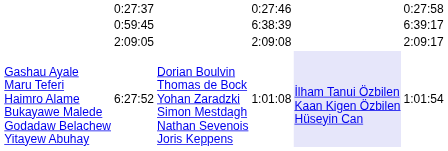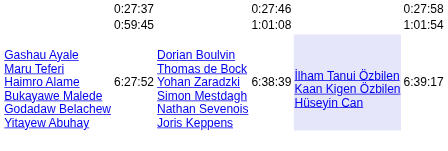(271, 25) 6:38:39 -> (271, 25) 1:01:08
(424, 25) 6:39:17 -> (424, 25) 1:01:54
- row: (134, 42)
(271, 99) 1:01:08 -> (271, 82) 6:38:39
(424, 99) 1:01:54 -> (424, 82) 6:39:17
